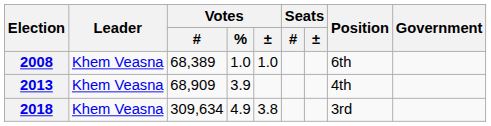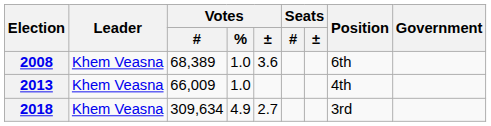(268, 62) 1.0 -> (268, 62) 3.6
(193, 86) 68,909 -> (193, 86) 66,009
(241, 86) 3.9 -> (241, 86) 1.0
(268, 109) 3.8 -> (268, 109) 2.7
